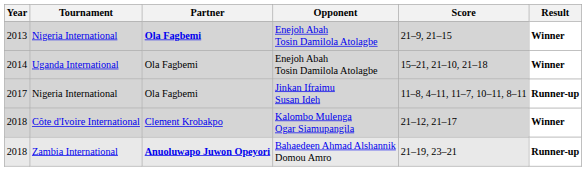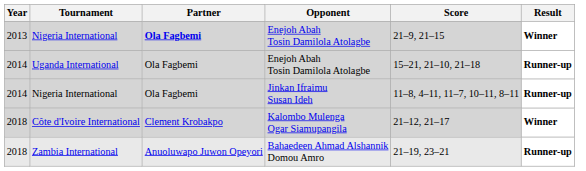(548, 65) Winner -> (548, 65) Runner-up
(17, 94) 2017 -> (17, 94) 2014
(207, 151) bold -> (204, 151) normal
